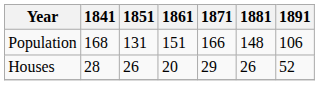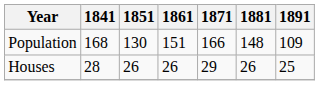(135, 42) 131 -> (135, 42) 130
(291, 42) 106 -> (291, 42) 109
(170, 67) 20 -> (170, 67) 26
(287, 67) 52 -> (287, 67) 25
